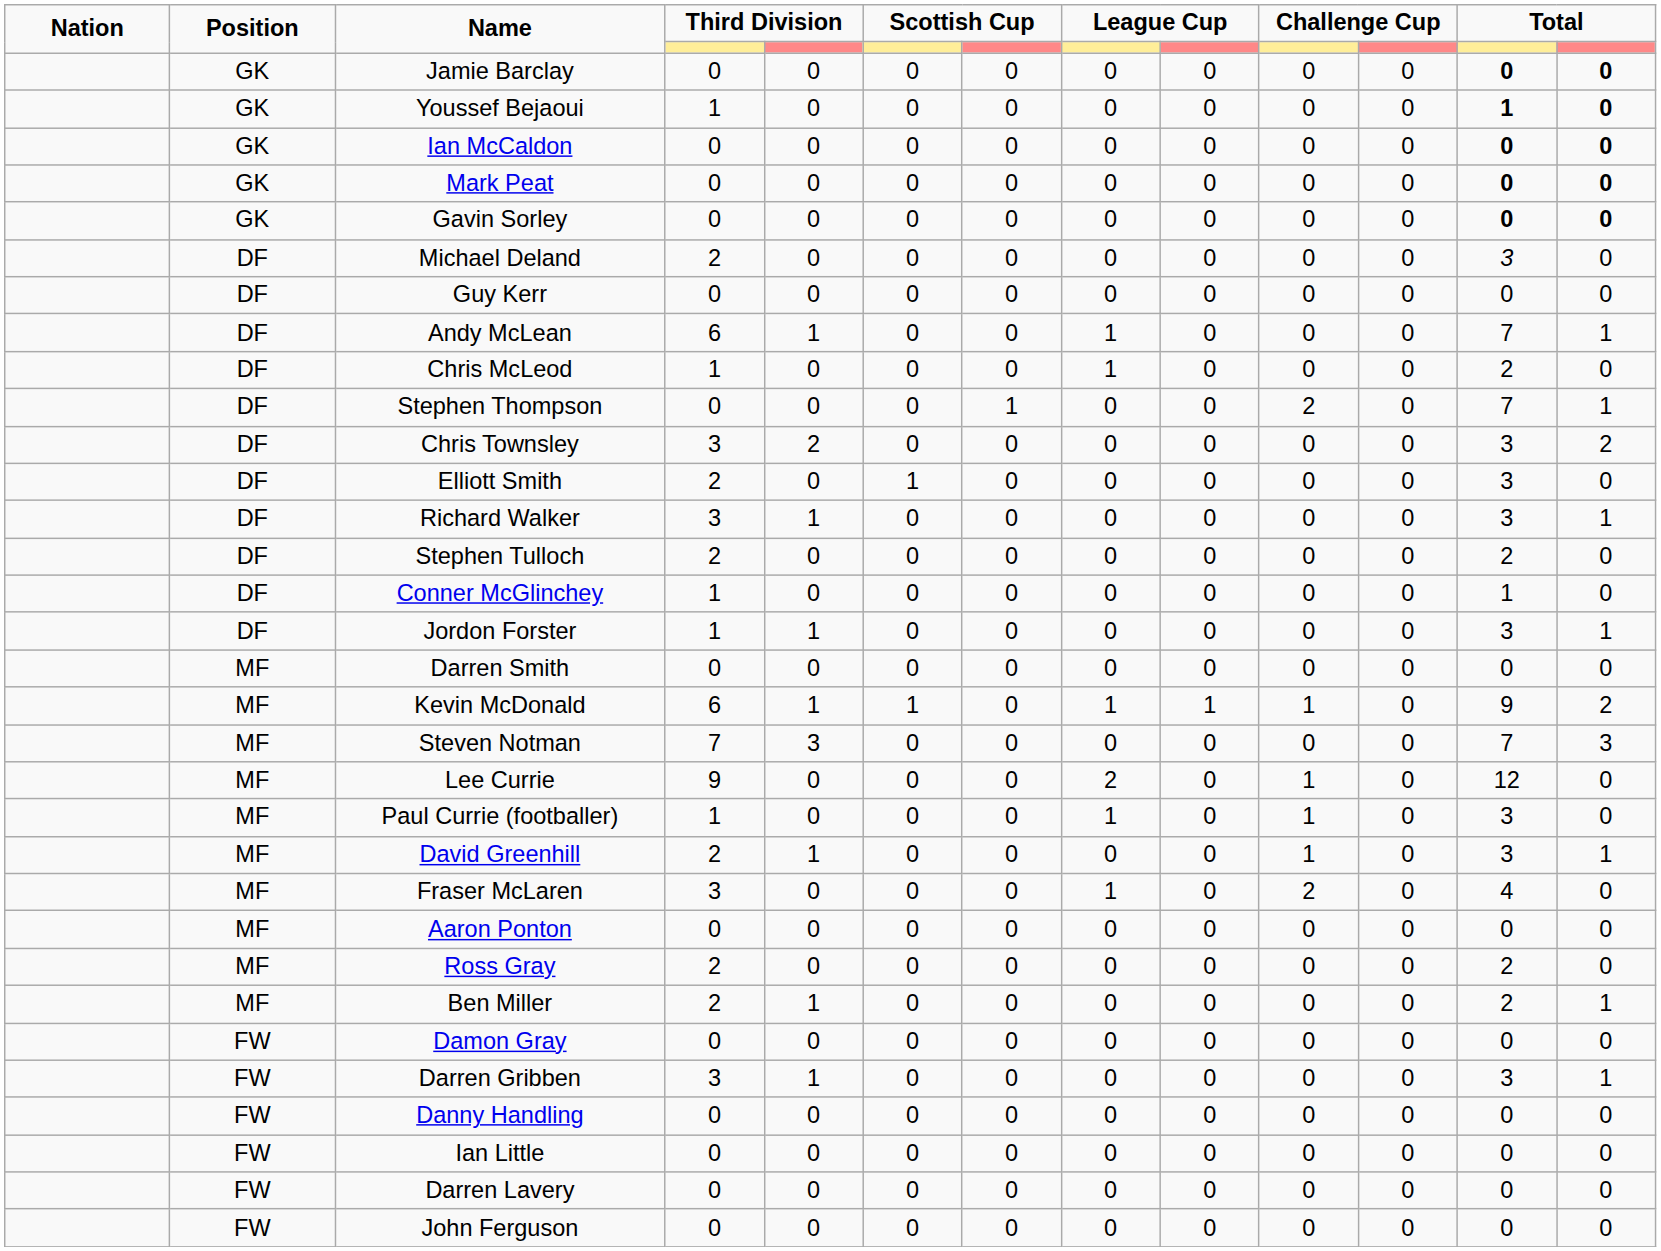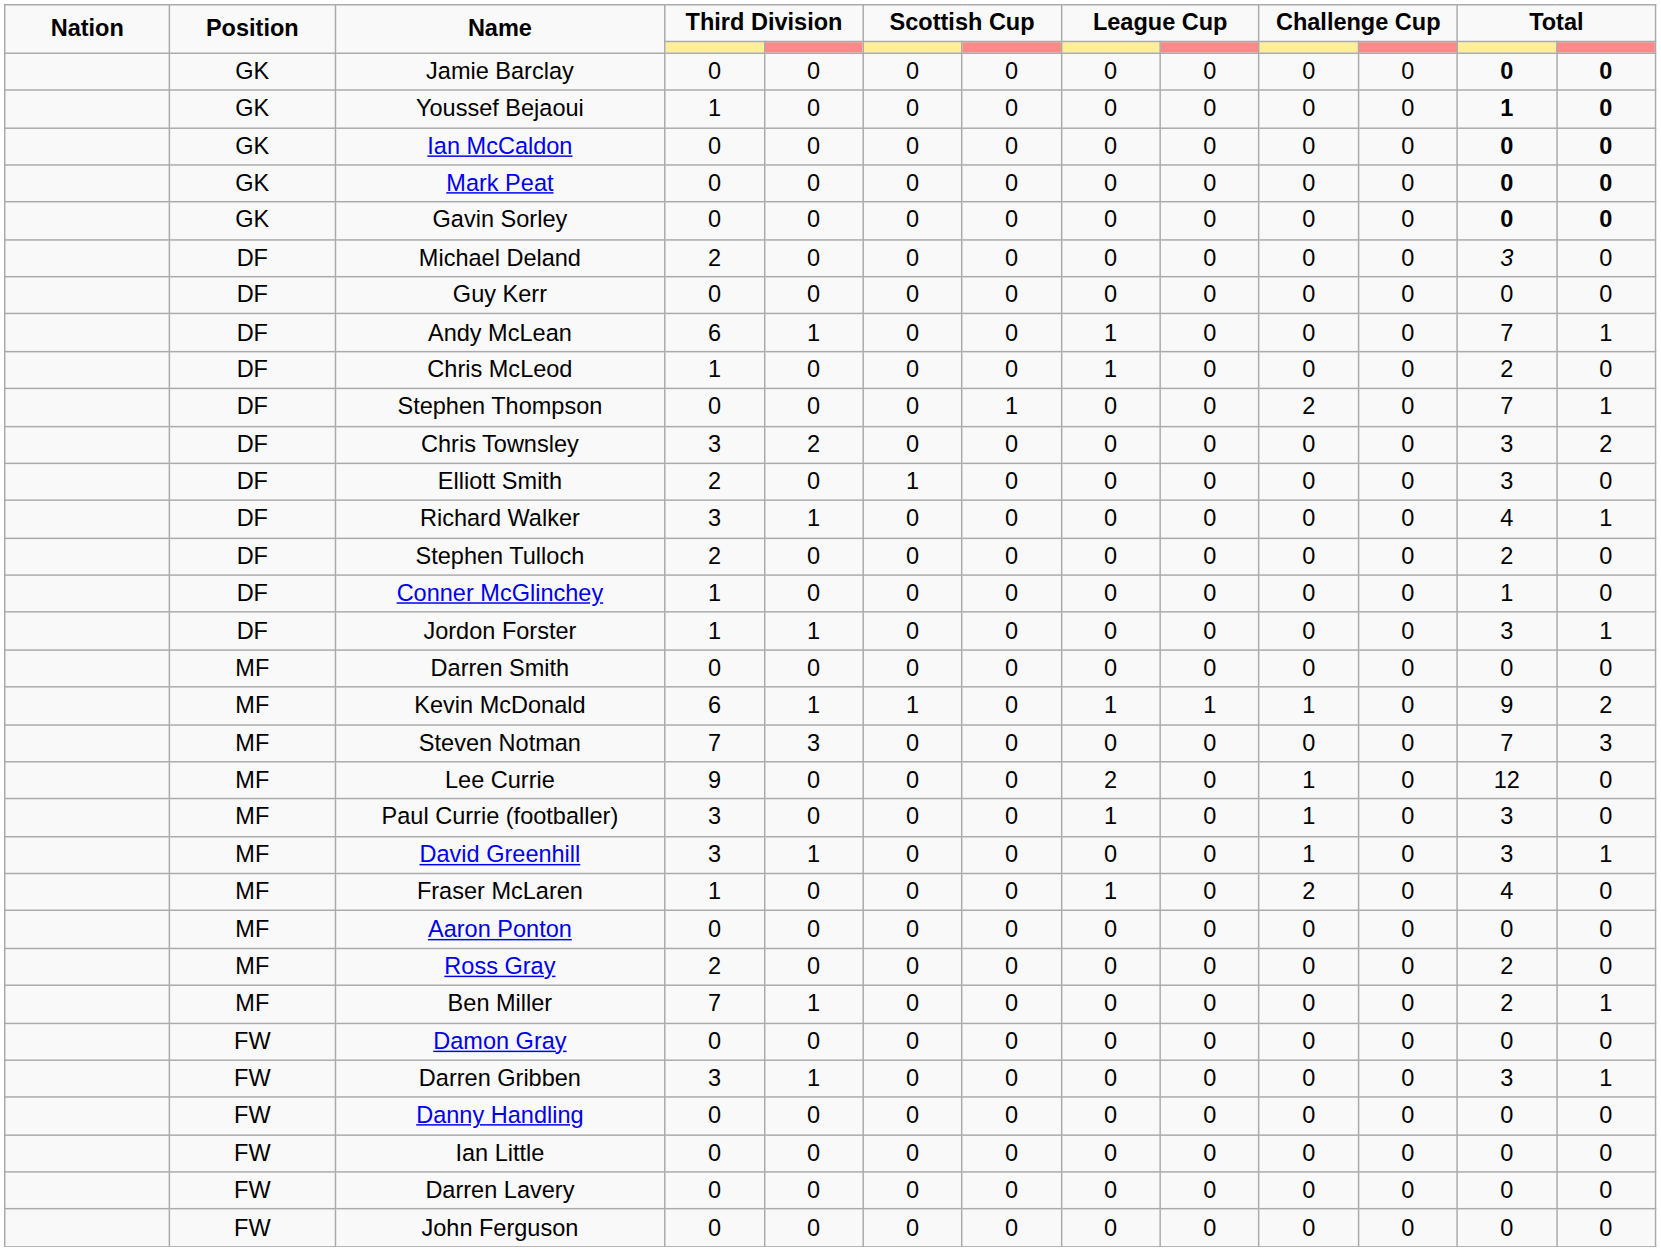(1507, 518) 3 -> (1507, 518) 4
(714, 817) 1 -> (714, 817) 3
(714, 854) 2 -> (714, 854) 3
(714, 891) 3 -> (714, 891) 1
(714, 1003) 2 -> (714, 1003) 7
